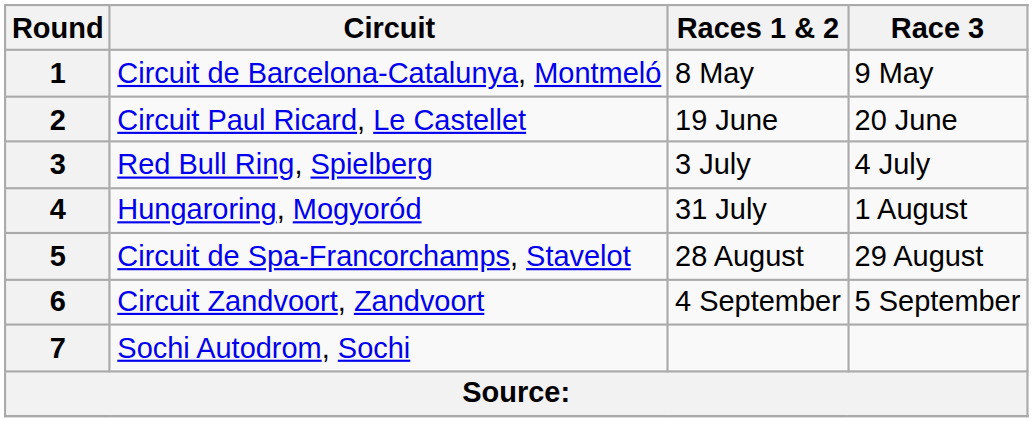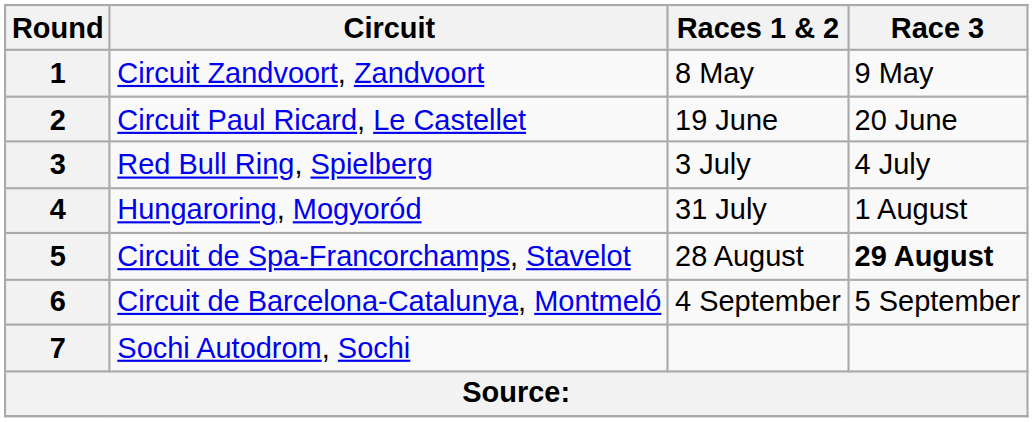(389, 73) Circuit de Barcelona-Catalunya, Montmeló -> (301, 73) Circuit Zandvoort, Zandvoort
(919, 256) normal -> (924, 256) bold
(301, 301) Circuit Zandvoort, Zandvoort -> (389, 301) Circuit de Barcelona-Catalunya, Montmeló
